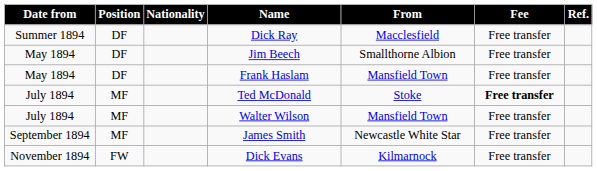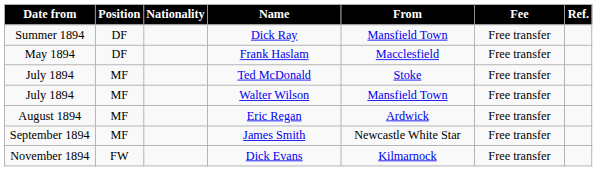(407, 35) Macclesfield -> (407, 35) Mansfield Town
- row: (274, 55)
(407, 75) Mansfield Town -> (407, 55) Macclesfield
(519, 95) bold -> (519, 75) normal
+ row: (274, 115)
